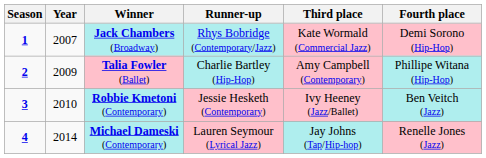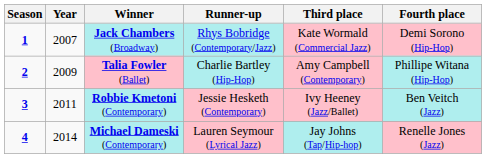(65, 104) 2010 -> (65, 104) 2011
